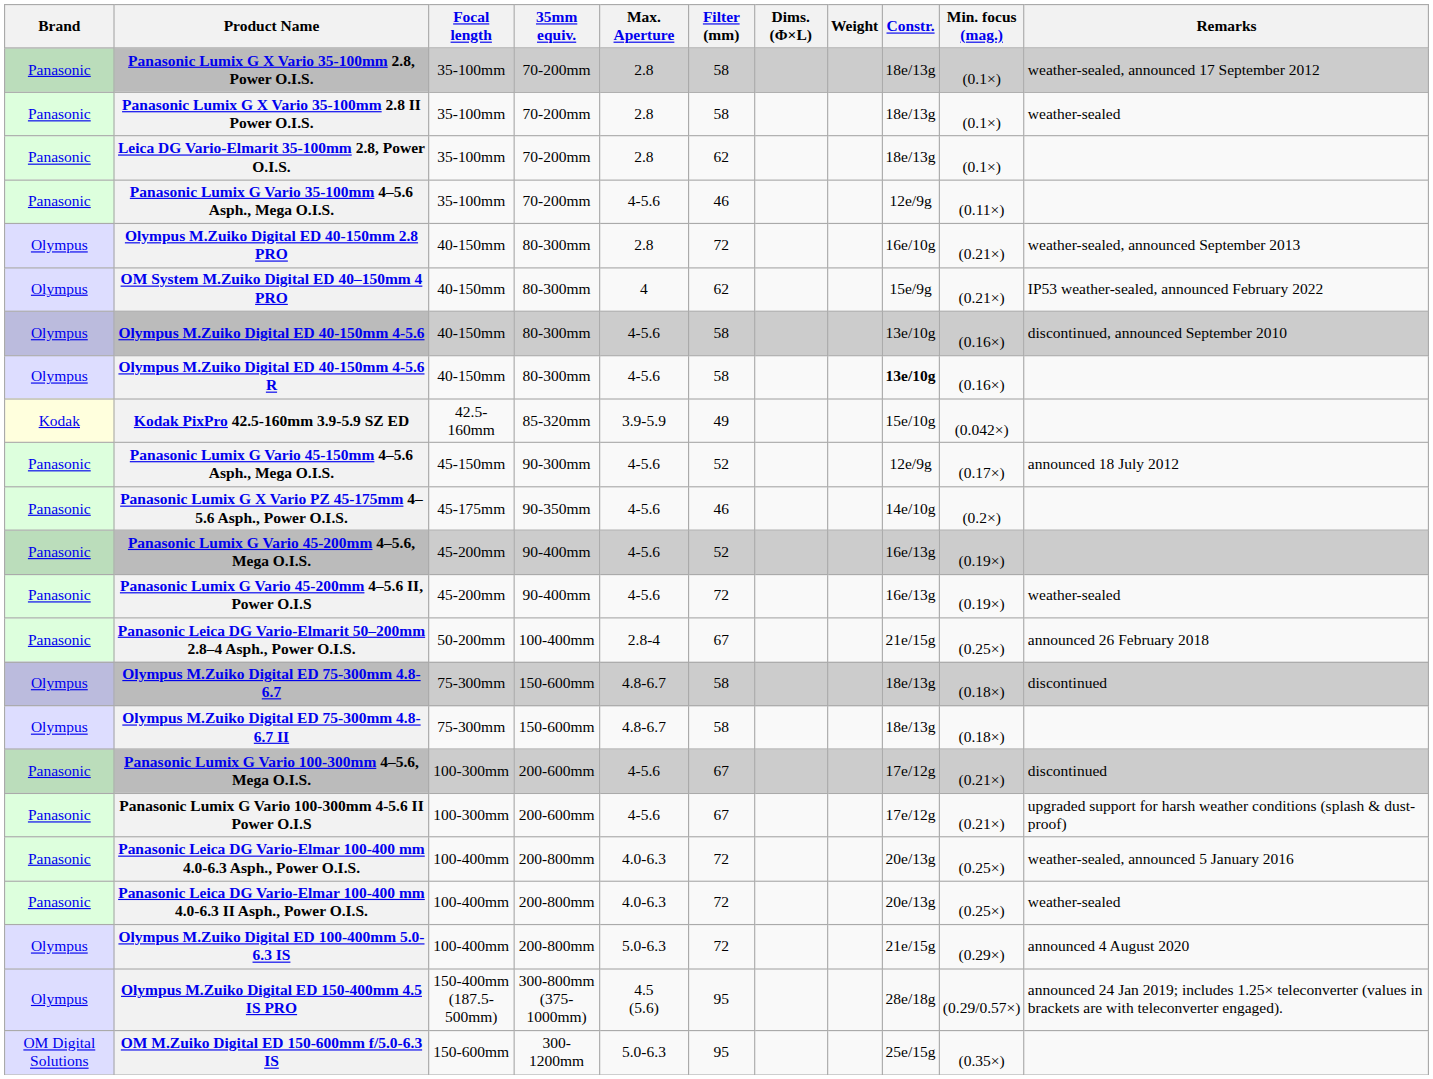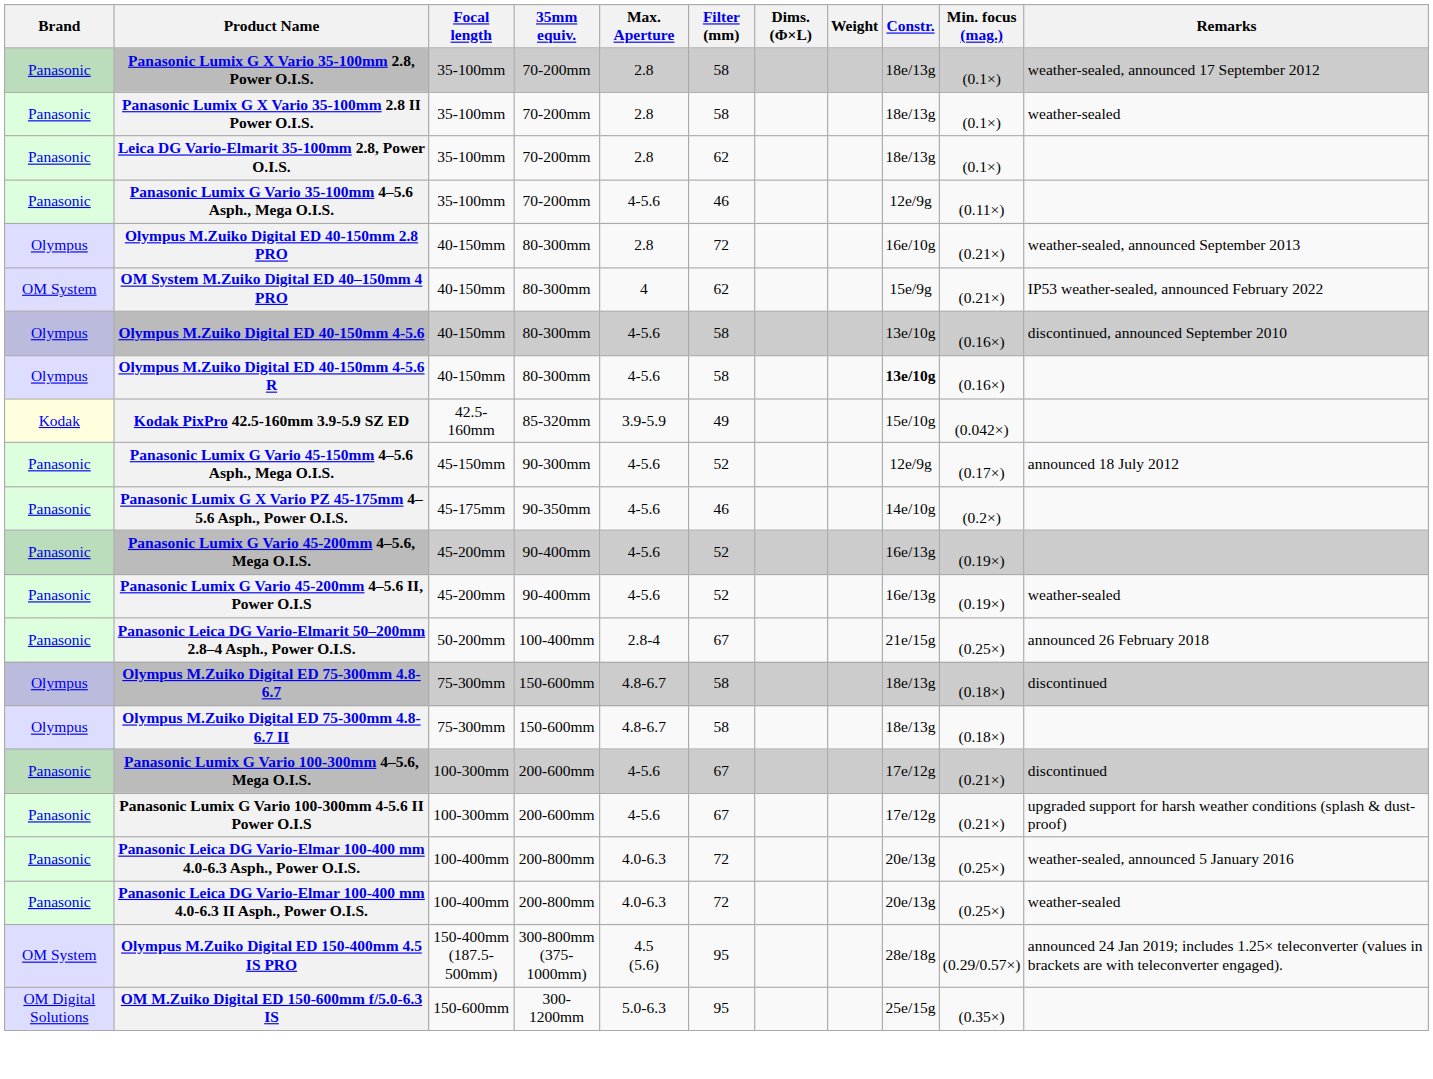(59, 288) Olympus -> (59, 288) OM System
(721, 595) 72 -> (721, 595) 52
- row: (271, 946)
(59, 999) Olympus -> (59, 955) OM System
